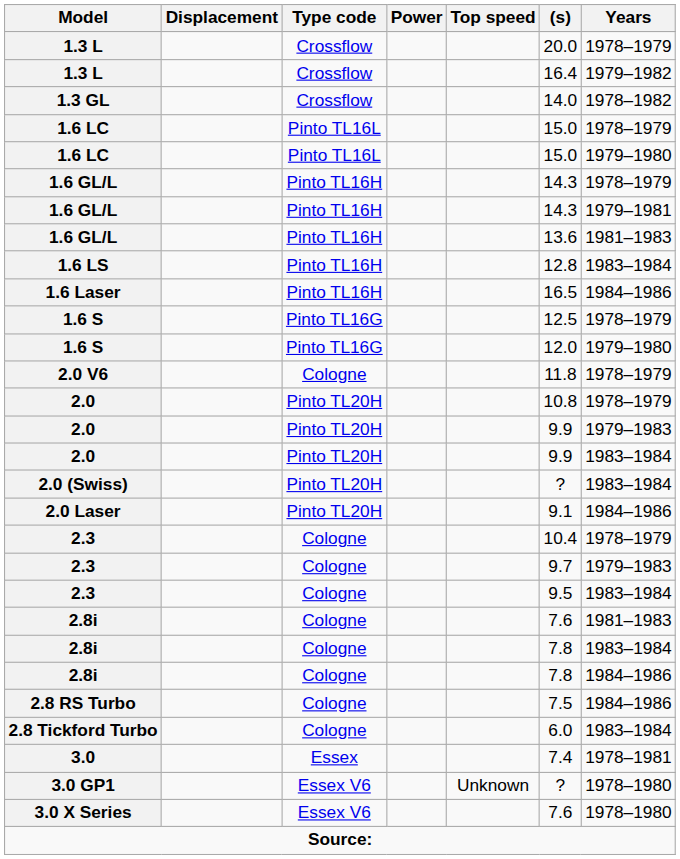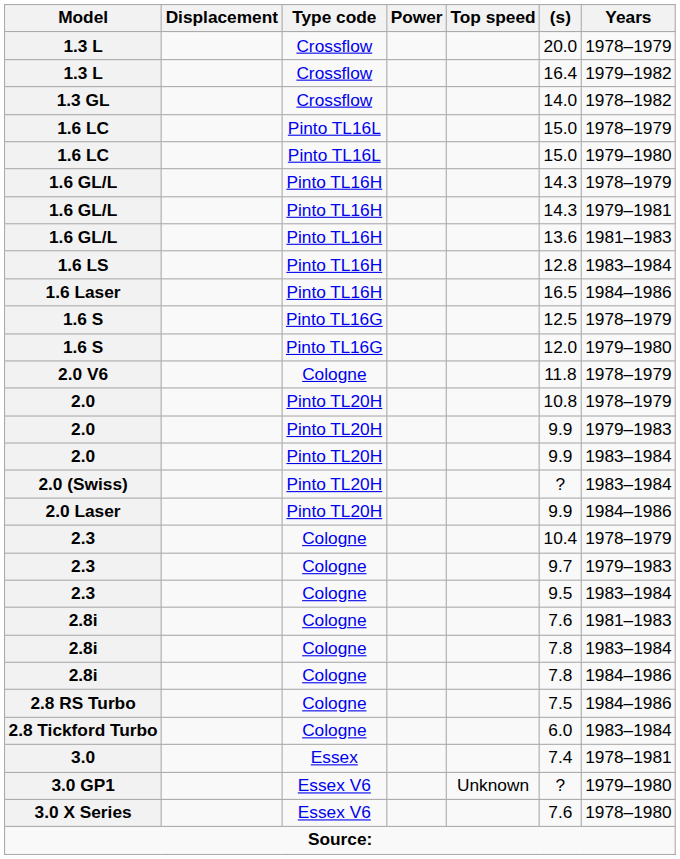(560, 511) 9.1 -> (560, 511) 9.9
(628, 785) 1978–1980 -> (628, 785) 1979–1980
